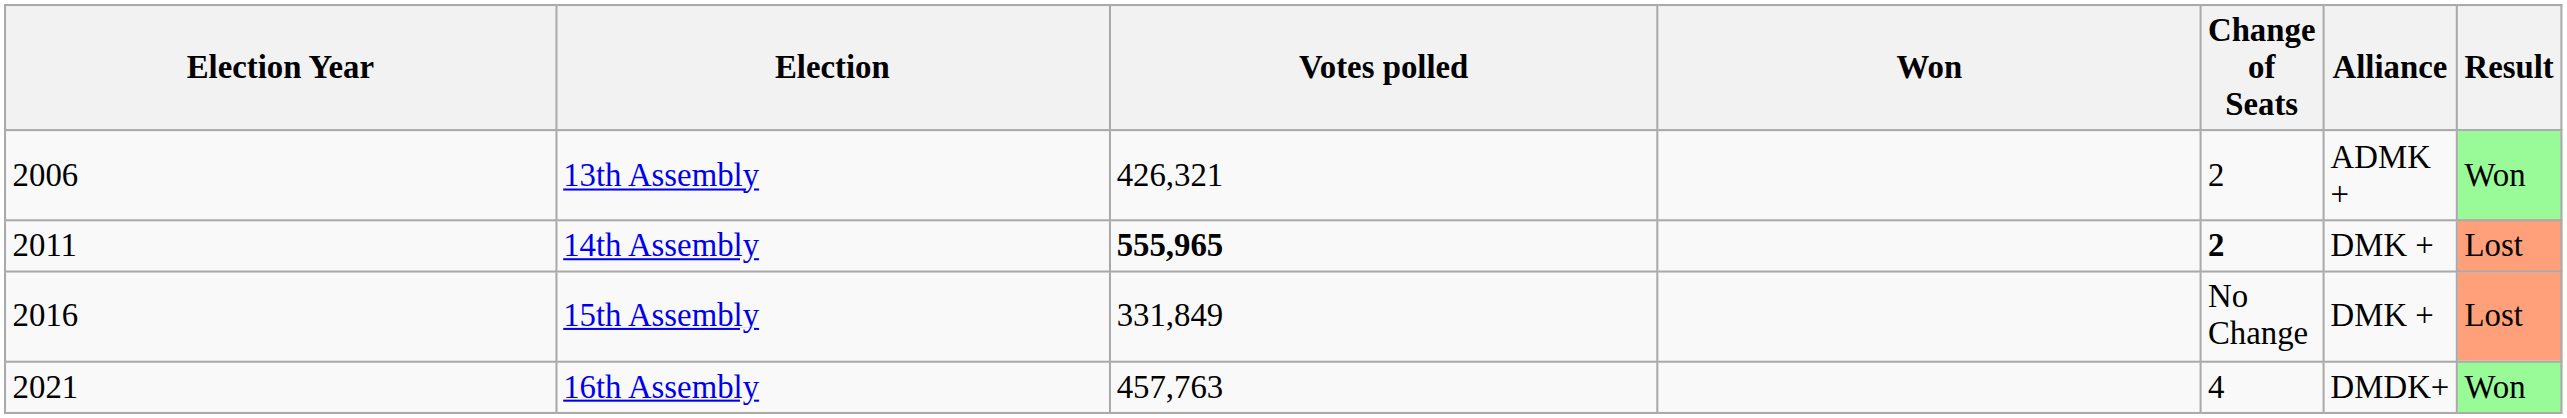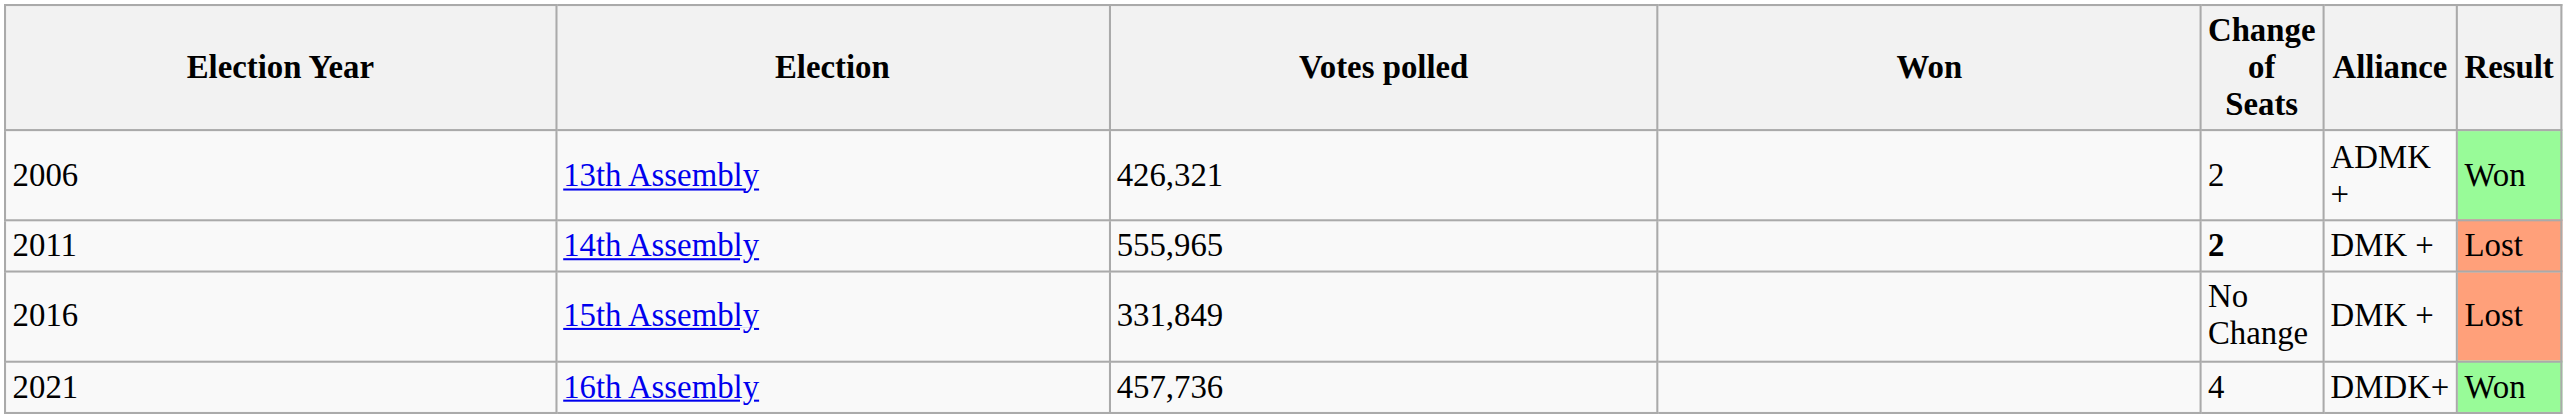(1170, 245) bold -> (1170, 245) normal
(1170, 386) 457,763 -> (1170, 386) 457,736
